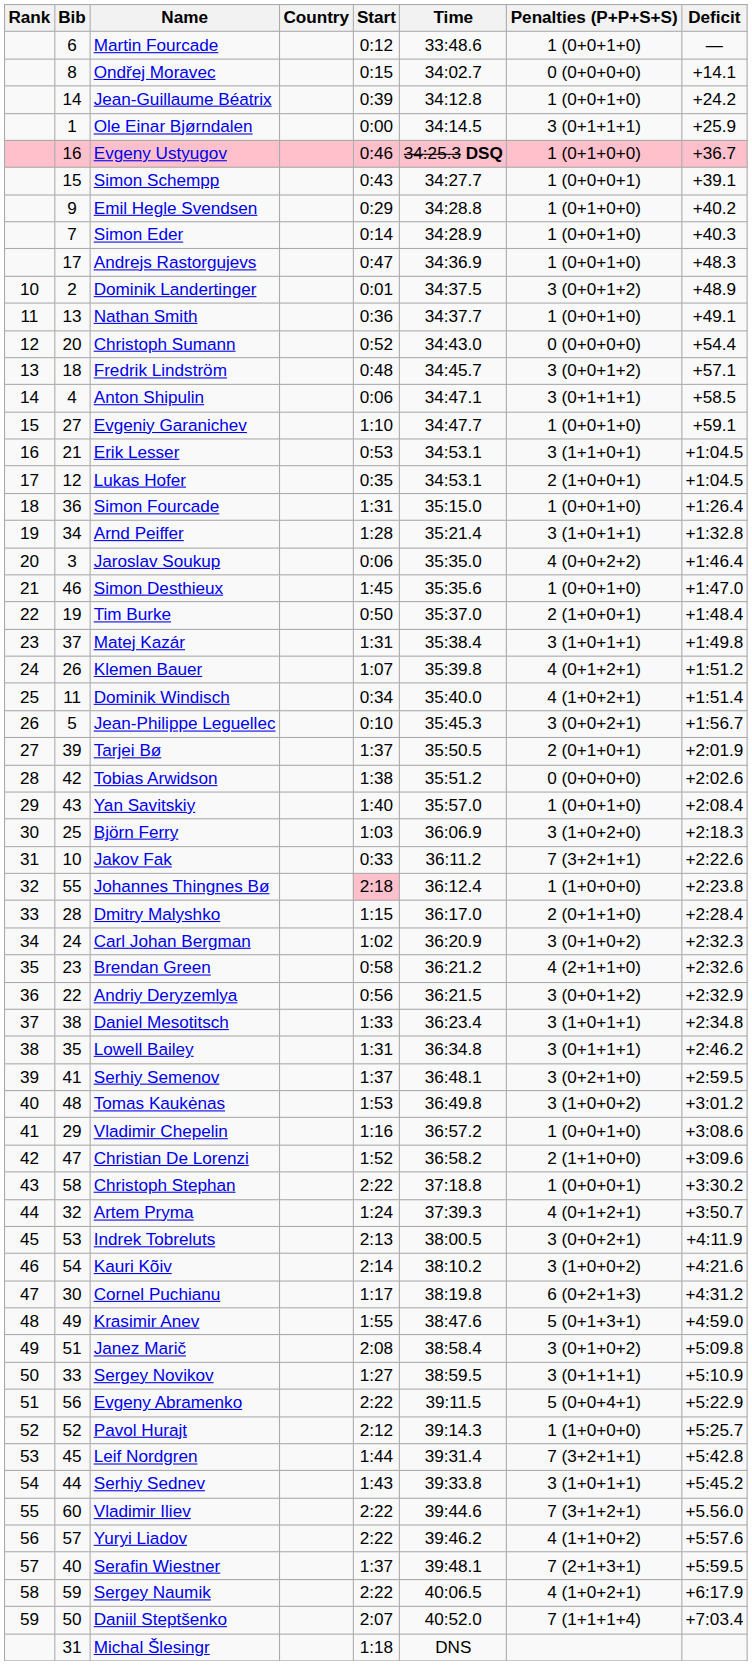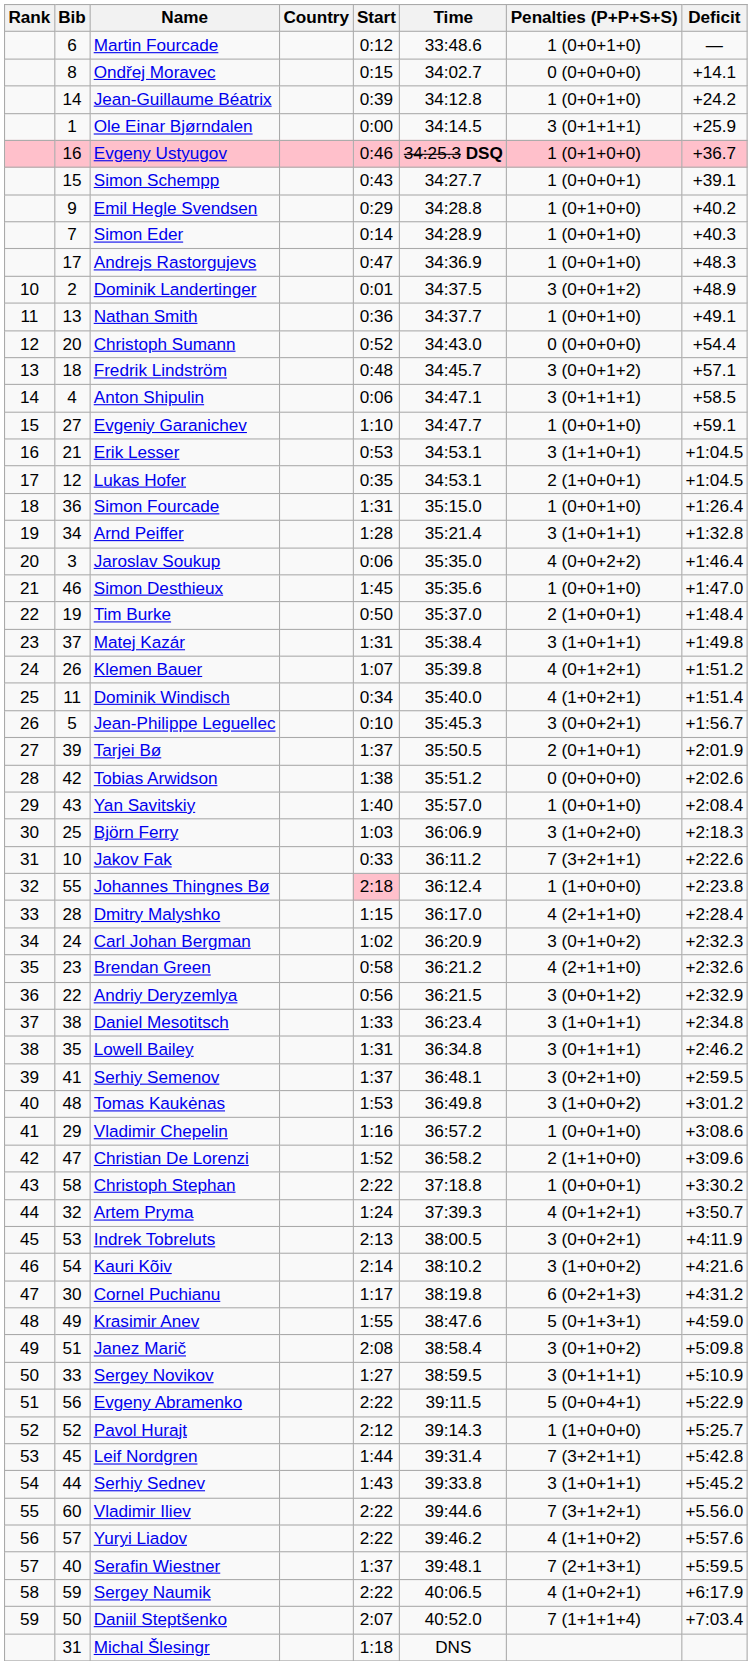(594, 914) 2 (0+1+1+0) -> (594, 914) 4 (2+1+1+0)
